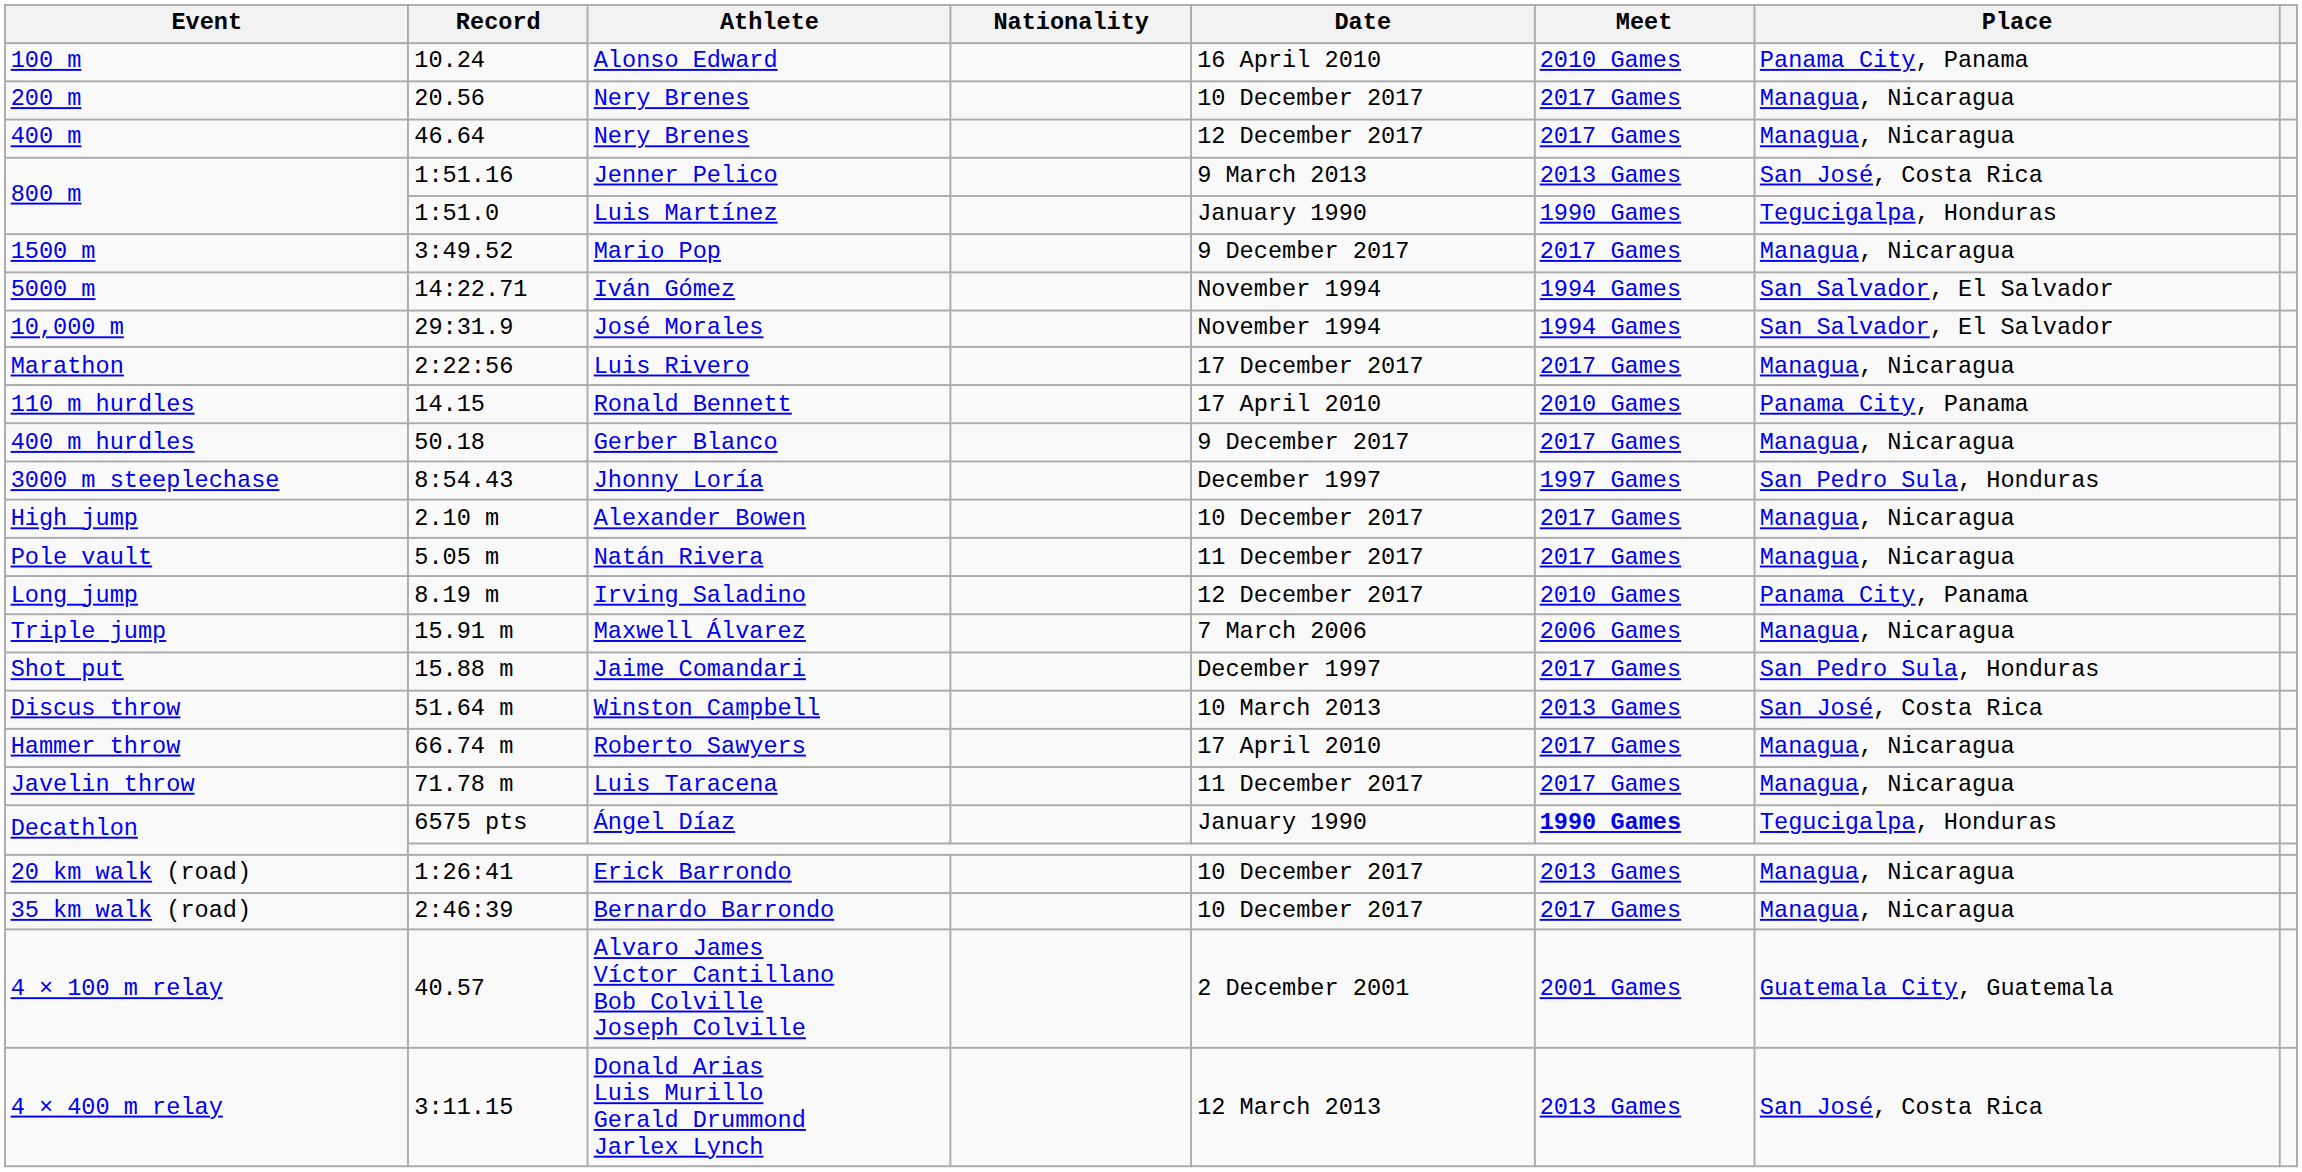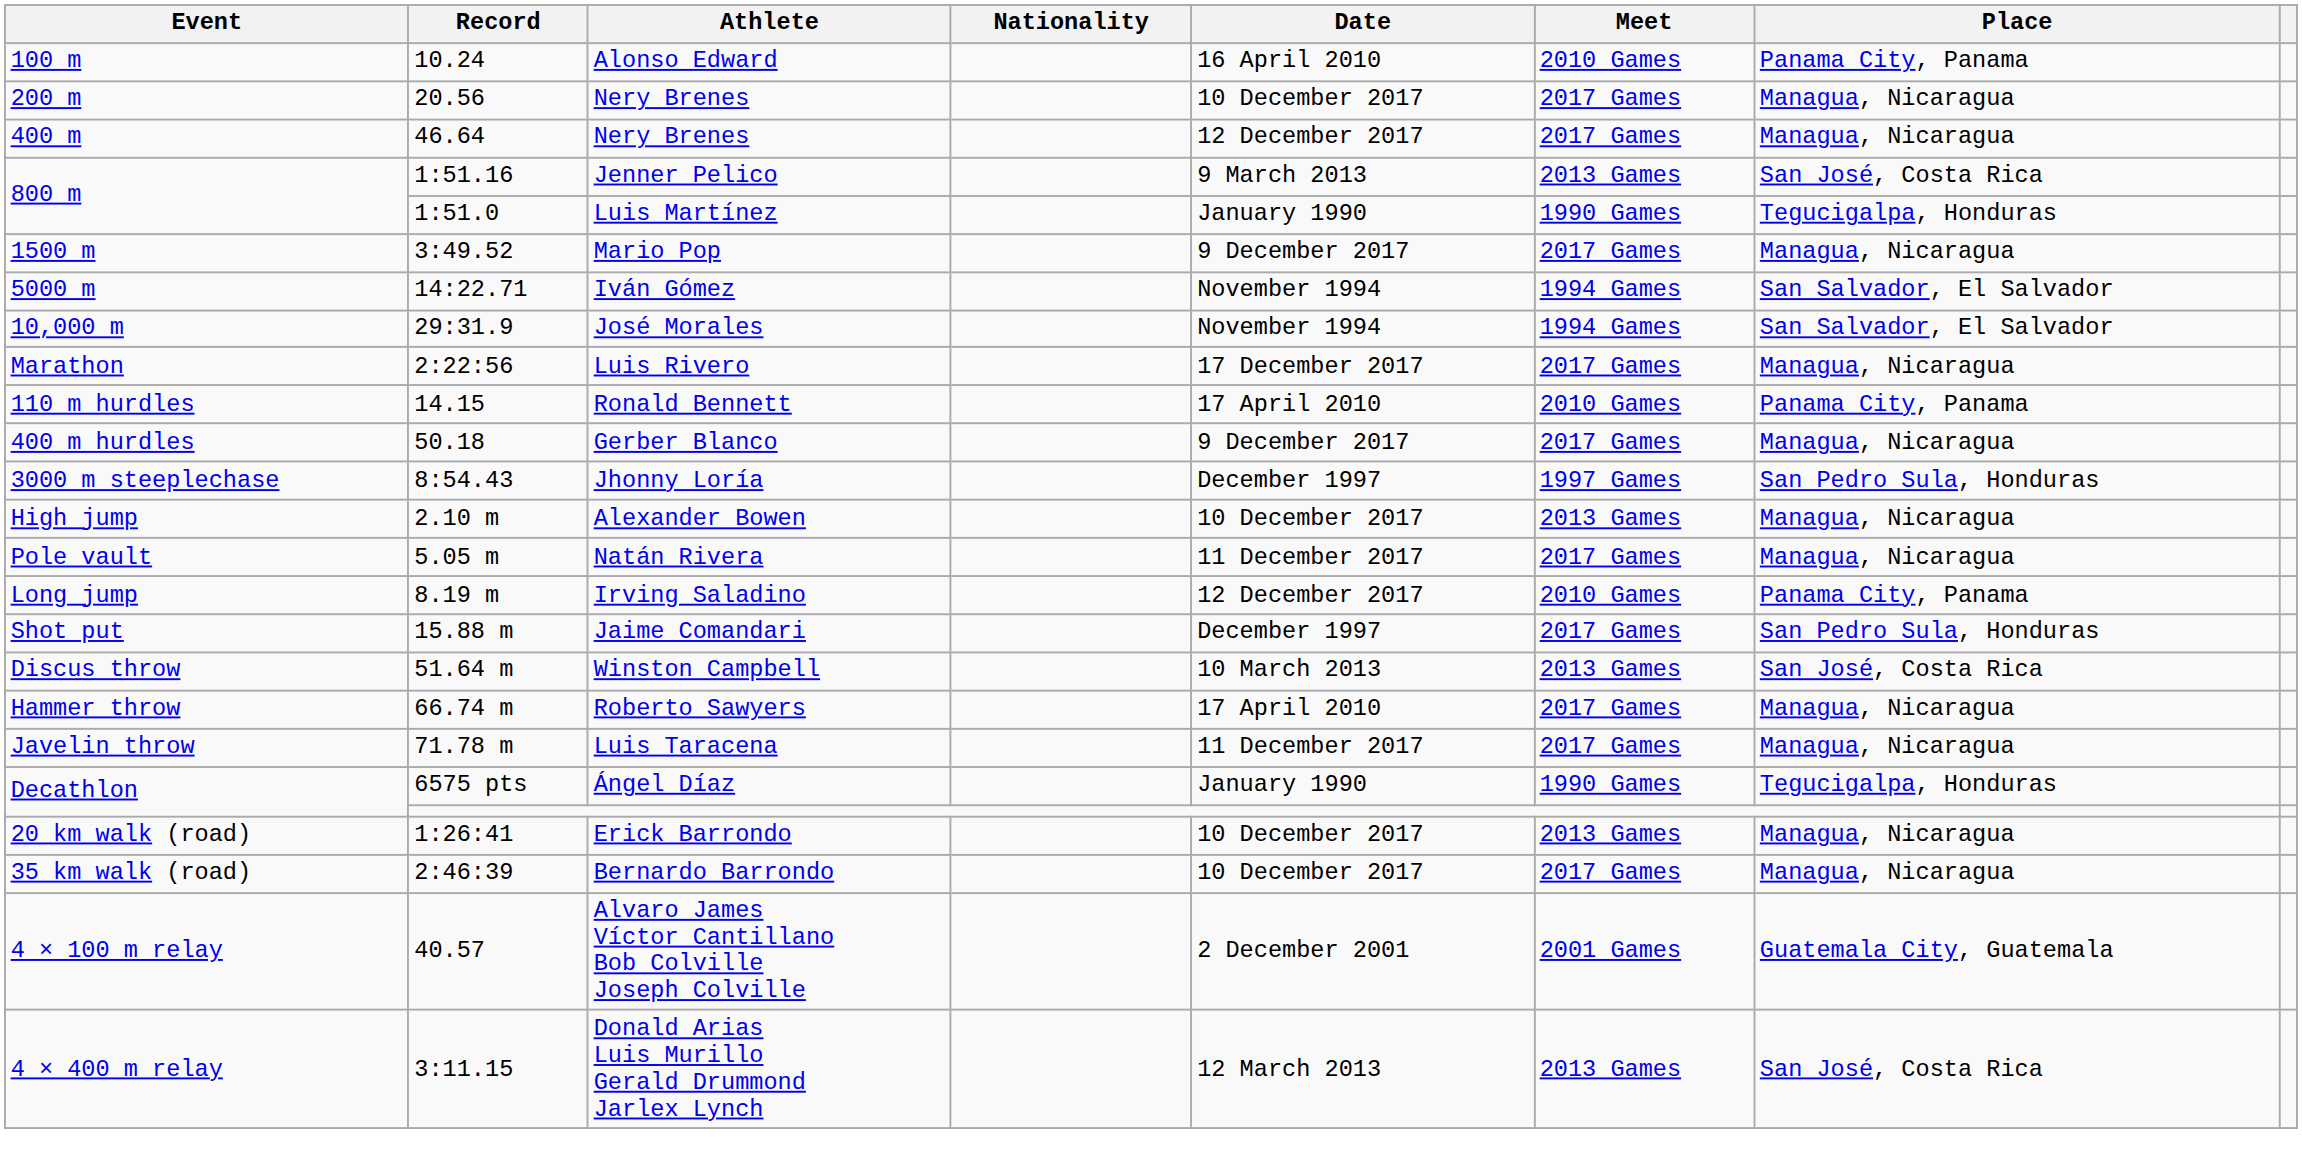(1610, 519) 2017 Games -> (1610, 519) 2013 Games
- row: (88, 634)
(1610, 824) bold -> (1610, 786) normal
